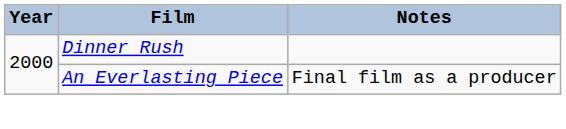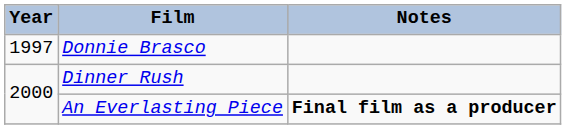+ row: (134, 50)
(424, 79) normal -> (424, 109) bold
